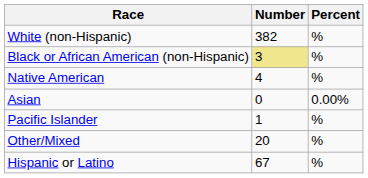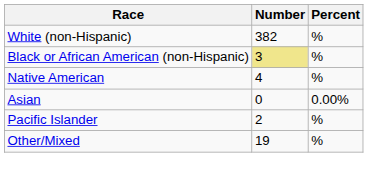(259, 120) 1 -> (259, 120) 2
(262, 141) 20 -> (262, 141) 19
- row: (61, 162)
